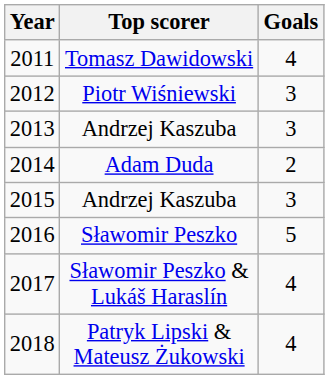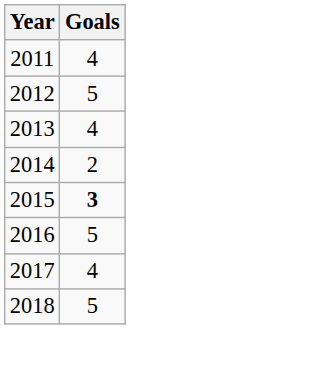- column: (159, 22)
(291, 93) 3 -> (92, 93) 5
(291, 128) 3 -> (92, 128) 4
(291, 199) normal -> (92, 199) bold
(291, 344) 4 -> (92, 306) 5
